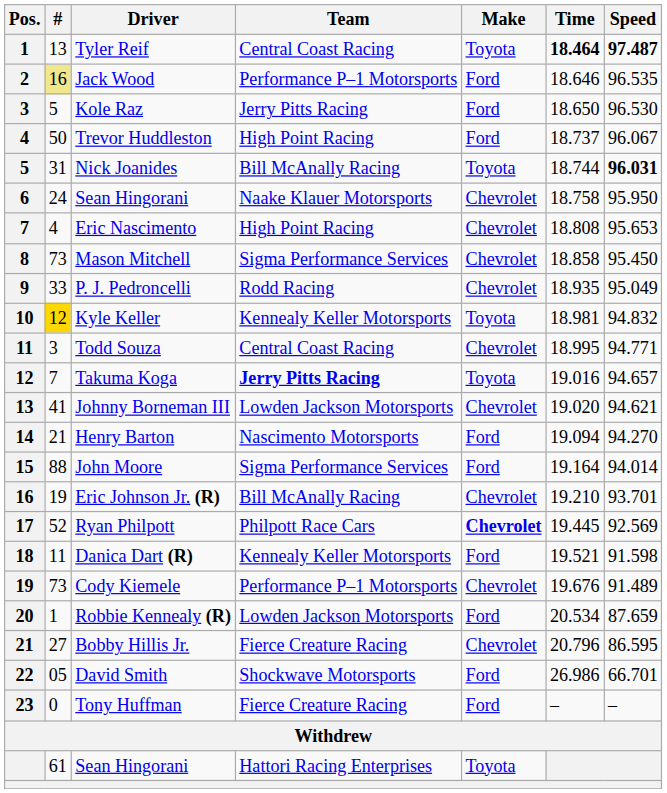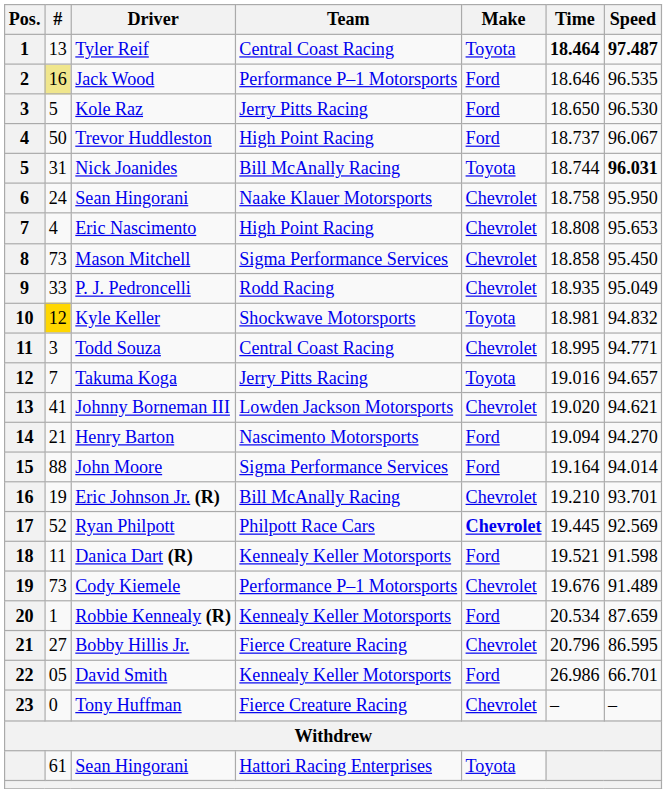(345, 317) Kennealy Keller Motorsports -> (327, 317) Shockwave Motorsports
(310, 377) bold -> (304, 377) normal
(346, 616) Lowden Jackson Motorsports -> (345, 616) Kennealy Keller Motorsports
(327, 675) Shockwave Motorsports -> (345, 675) Kennealy Keller Motorsports
(483, 705) Ford -> (501, 705) Chevrolet
